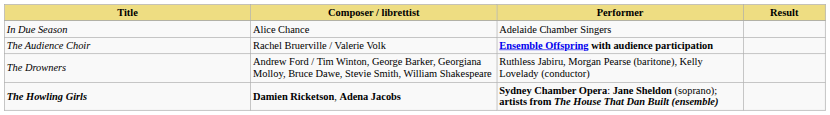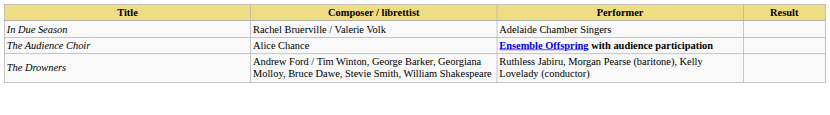(281, 29) Alice Chance -> (319, 29) Rachel Bruerville / Valerie Volk
(319, 45) Rachel Bruerville / Valerie Volk -> (281, 45) Alice Chance
- row: (47, 96)
